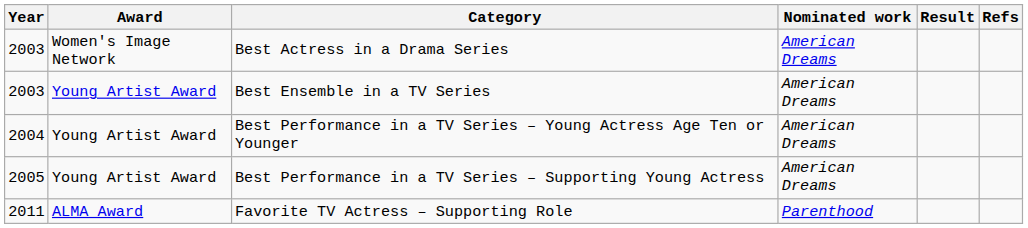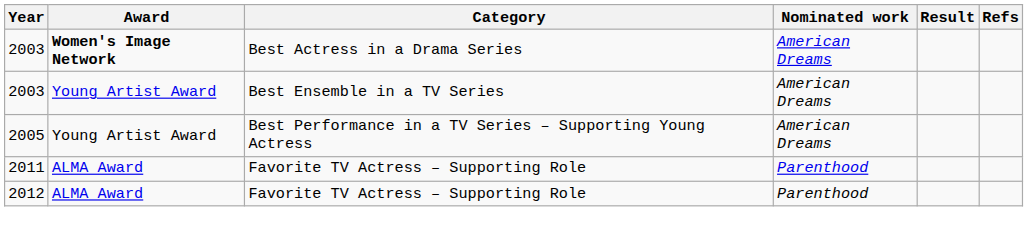(111, 51) normal -> (111, 51) bold
- row: (26, 135)
+ row: (26, 194)
